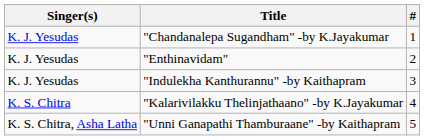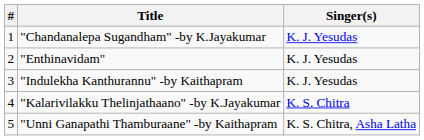columns swapped: (413, 15) <-> (72, 15)
